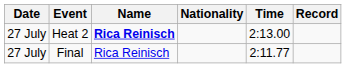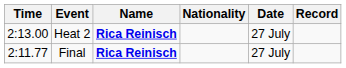columns swapped: (27, 14) <-> (270, 14)
(132, 53) normal -> (136, 53) bold
